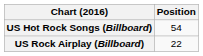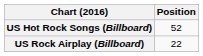(176, 28) 54 -> (176, 28) 52
